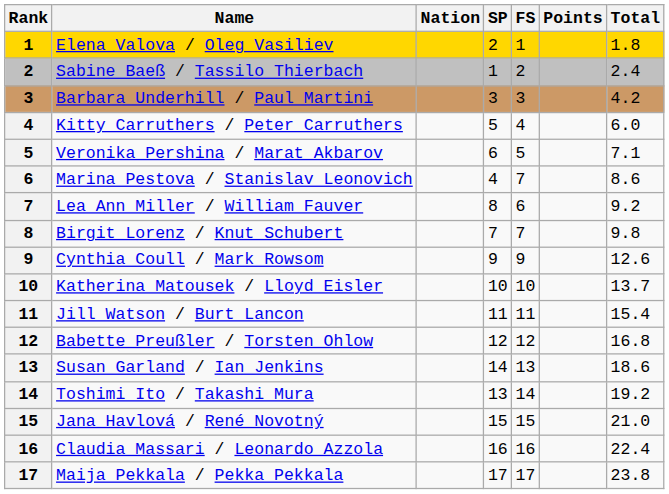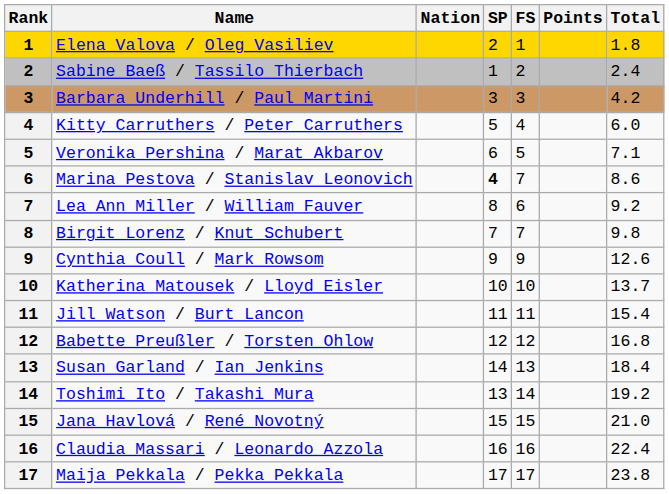(493, 180) normal -> (493, 180) bold
(630, 368) 18.6 -> (630, 368) 18.4
